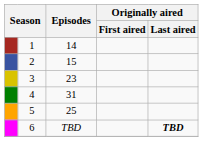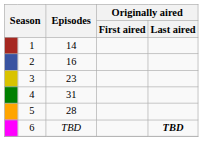(71, 62) 15 -> (71, 62) 16
(71, 111) 25 -> (71, 111) 28
